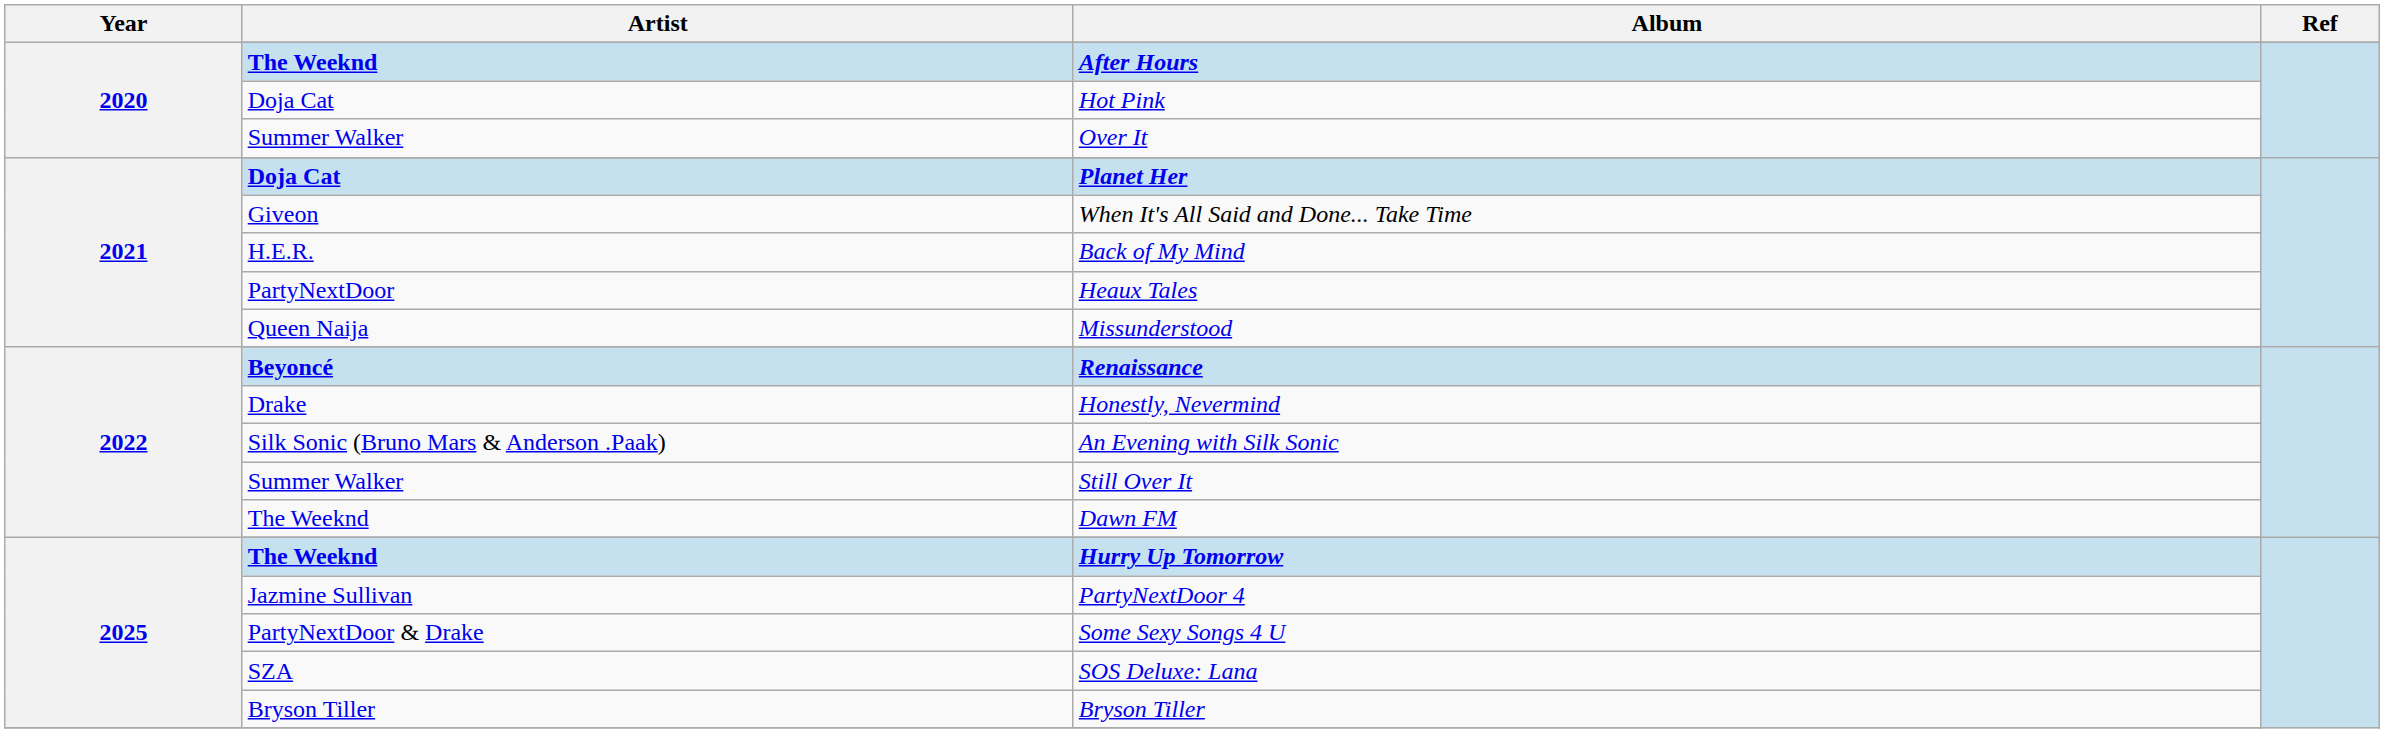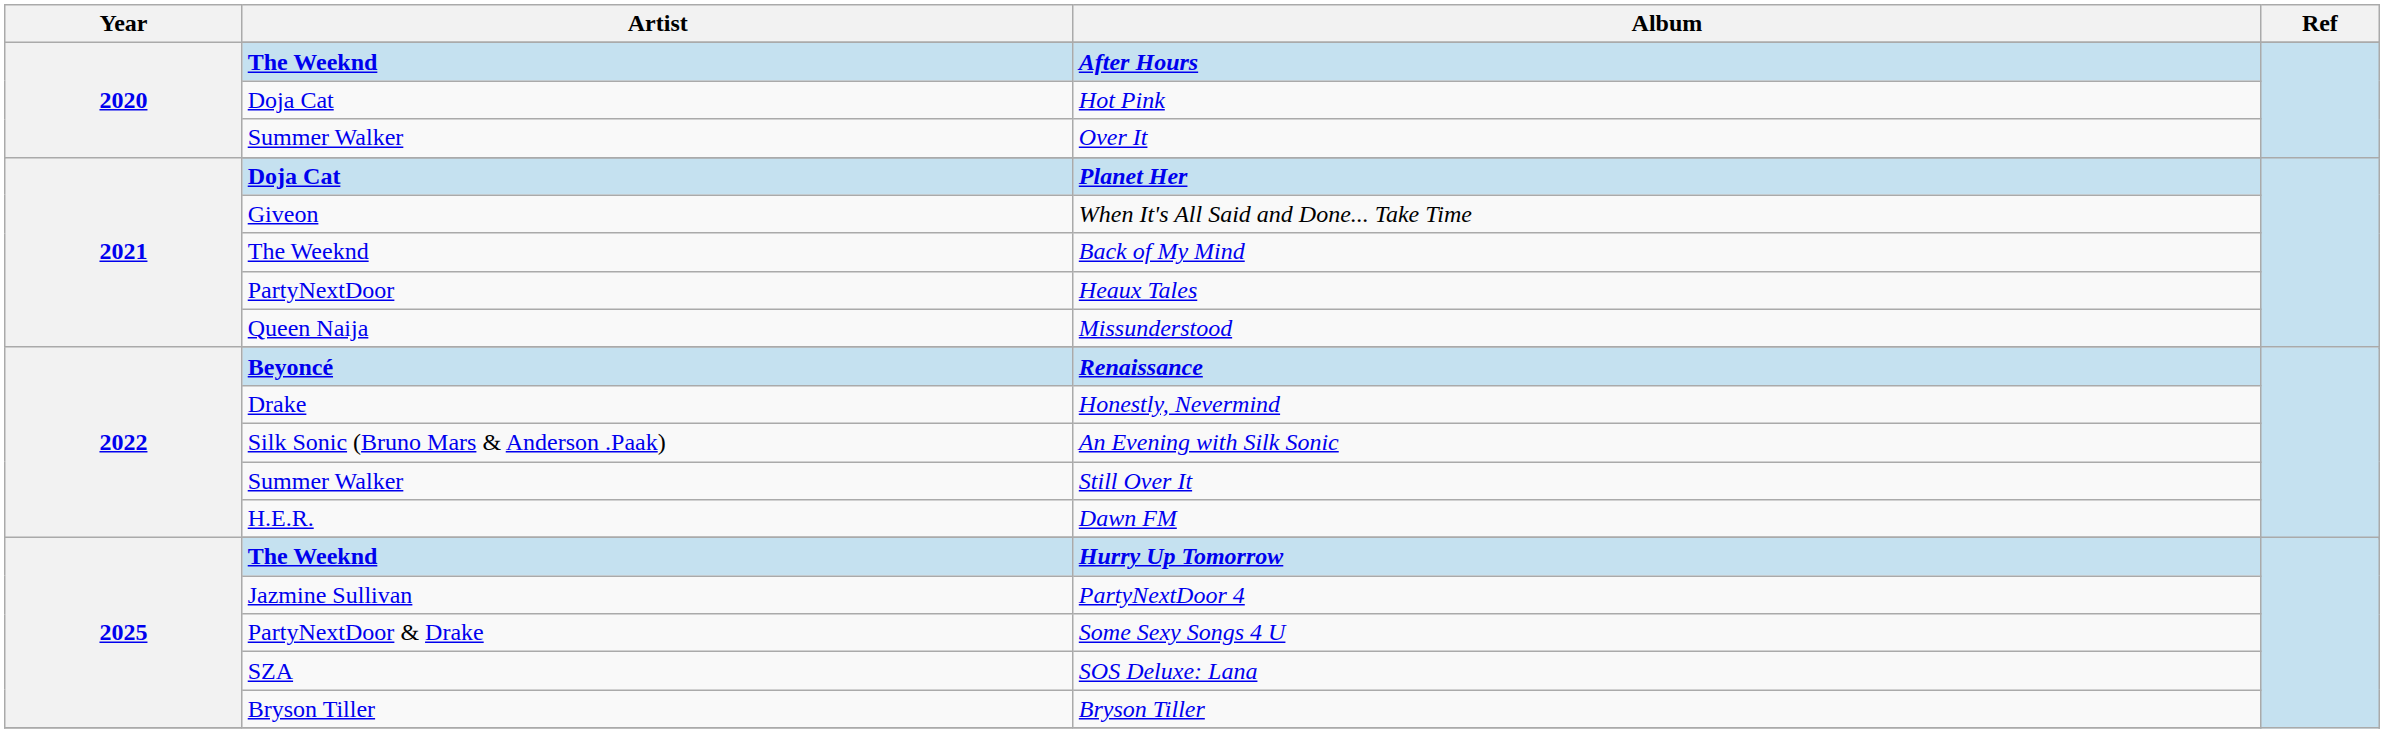(281, 251) H.E.R. -> (308, 251) The Weeknd
(308, 518) The Weeknd -> (281, 518) H.E.R.
